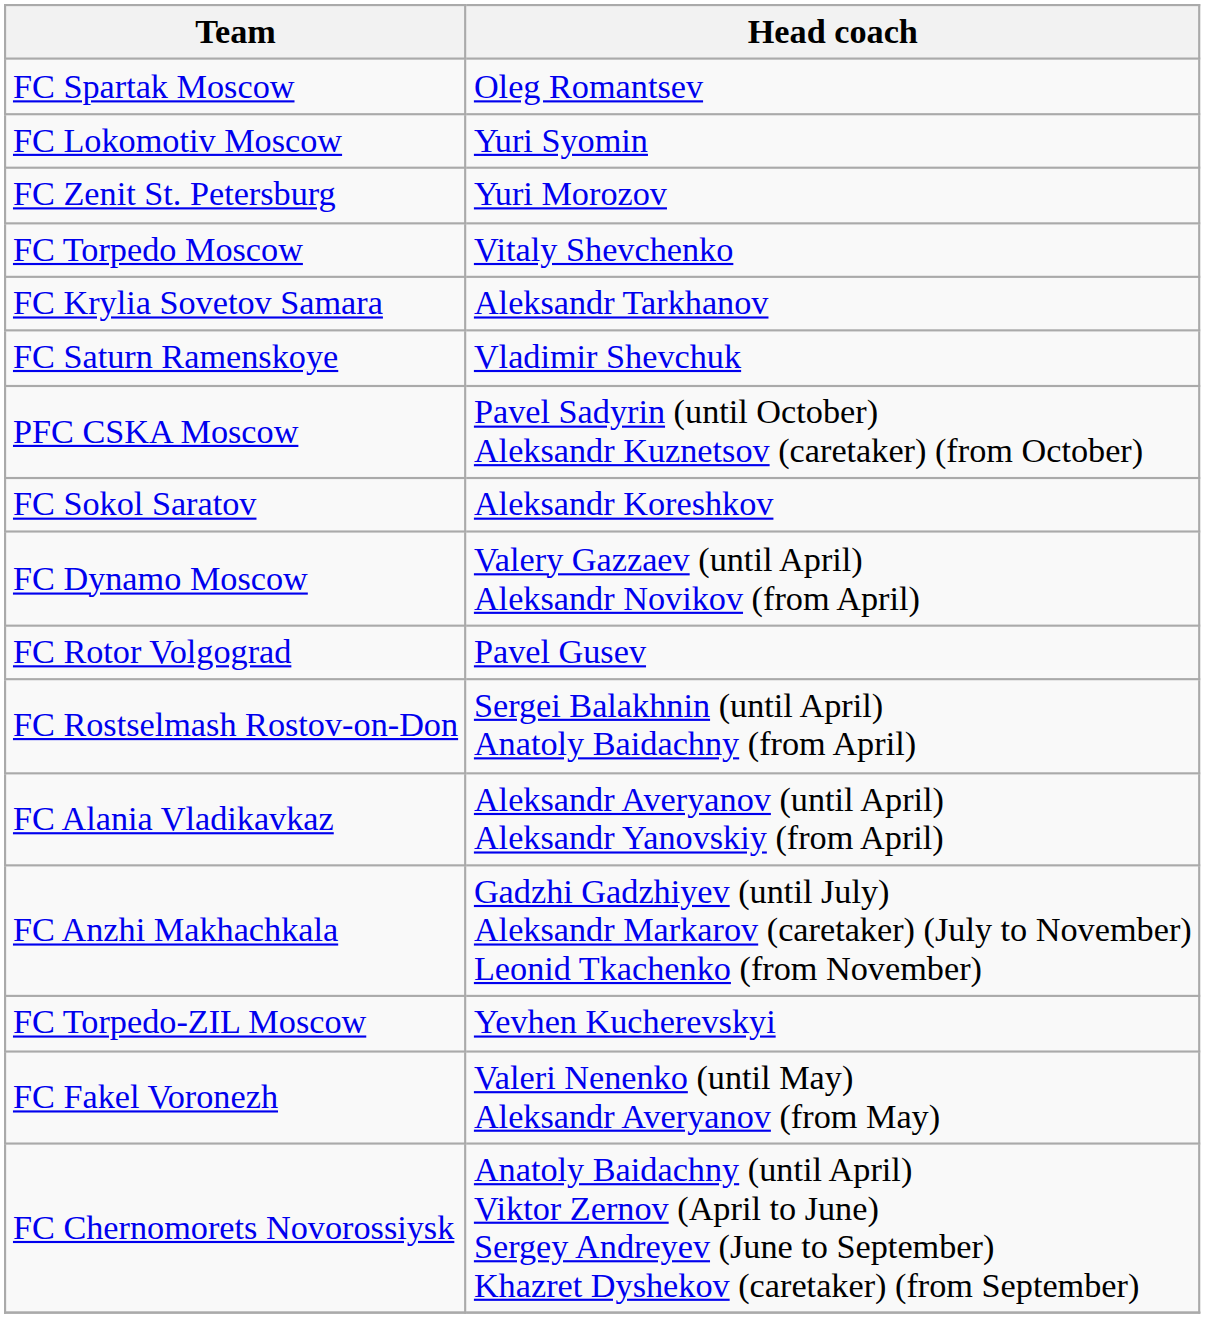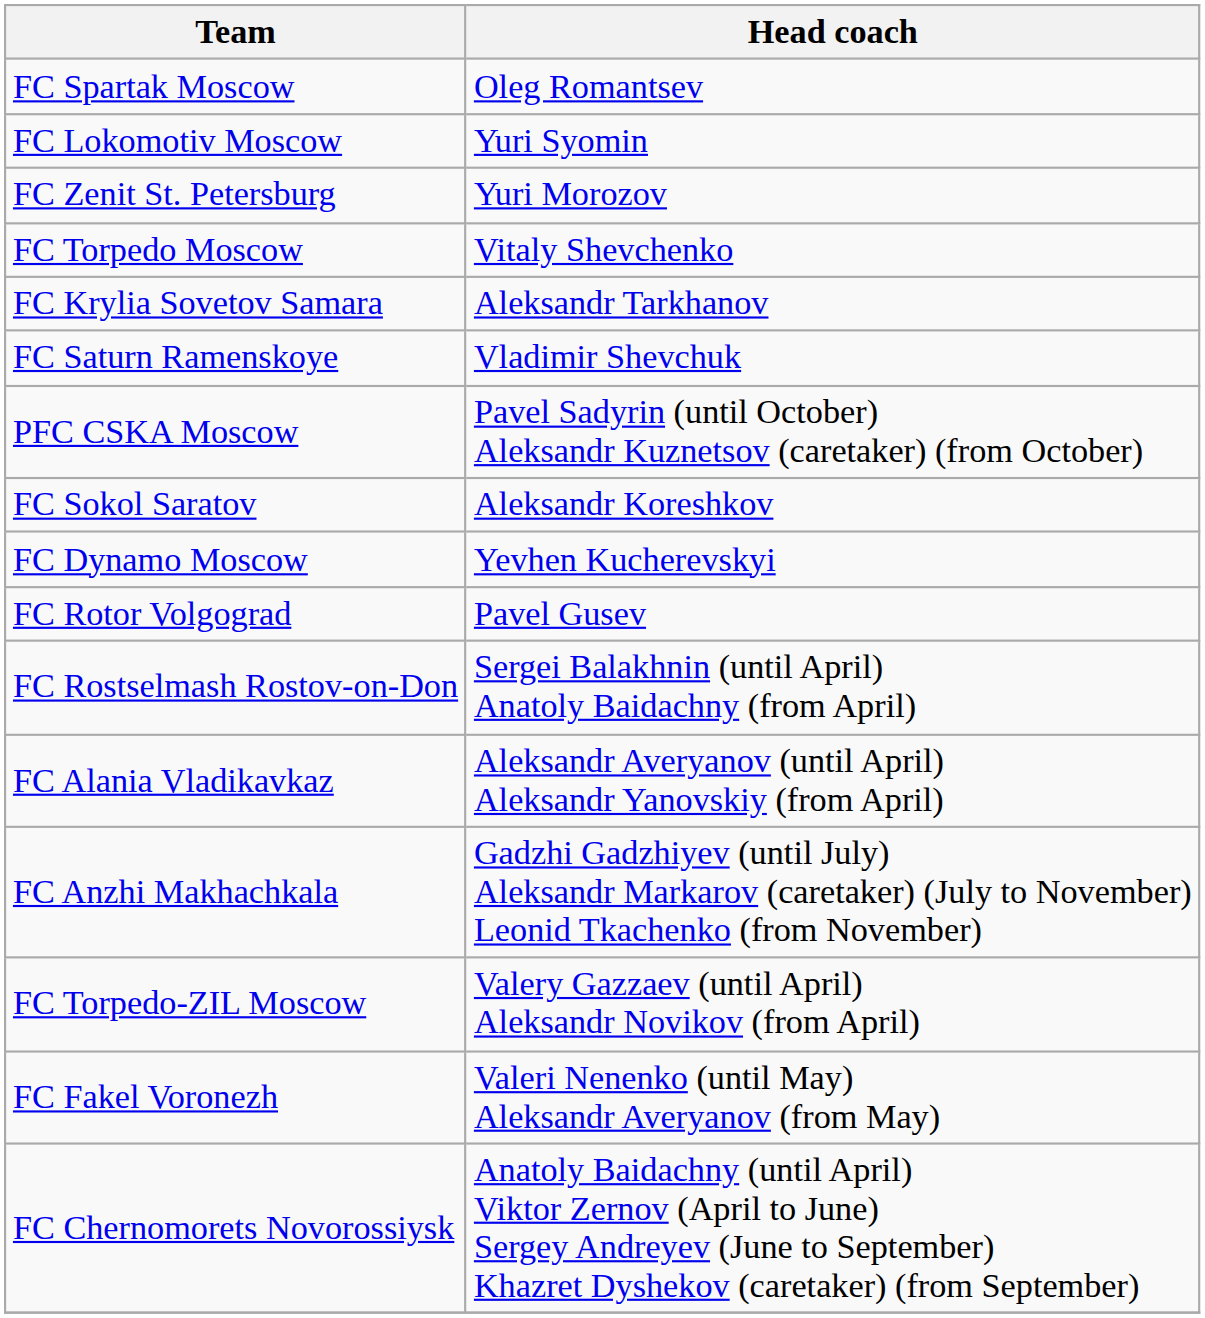(697, 578) Valery Gazzaev (until April) Aleksandr Novikov (from April) -> (625, 558) Yevhen Kucherevskyi
(625, 1023) Yevhen Kucherevskyi -> (697, 1003) Valery Gazzaev (until April) Aleksandr Novikov (from April)
